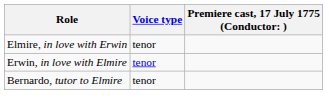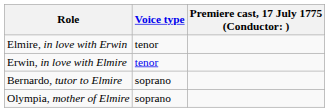(144, 80) tenor -> (153, 80) soprano
+ row: (68, 98)
